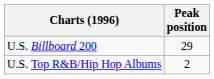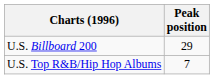(187, 64) 2 -> (187, 64) 7
